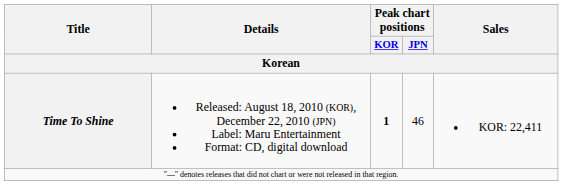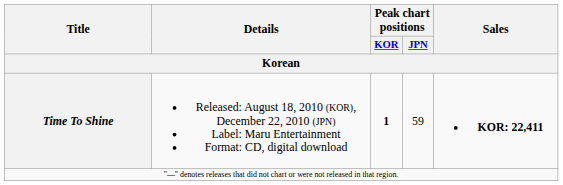(418, 120) 46 -> (418, 120) 59
(496, 127) normal -> (496, 127) bold
